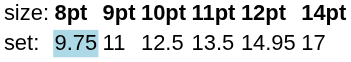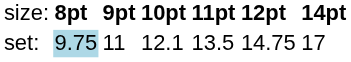(162, 43) 12.5 -> (162, 43) 12.1
(268, 43) 14.95 -> (268, 43) 14.75
